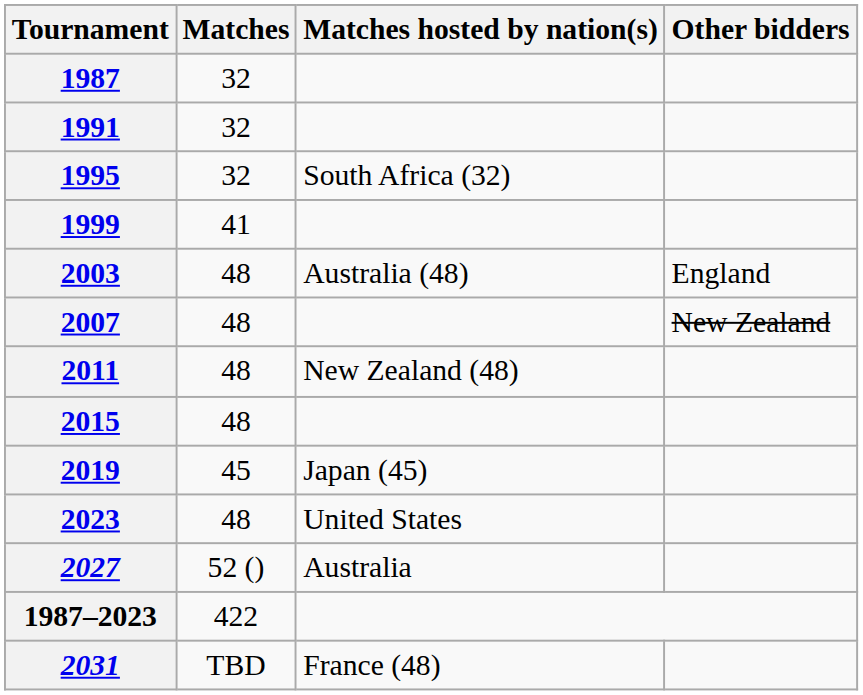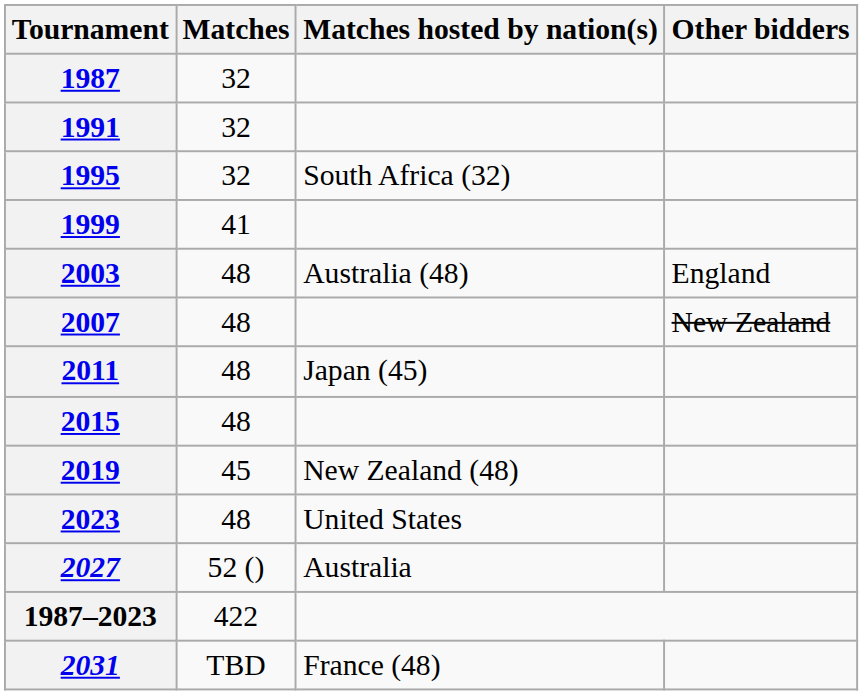(411, 371) New Zealand (48) -> (365, 371) Japan (45)
(365, 468) Japan (45) -> (411, 468) New Zealand (48)
